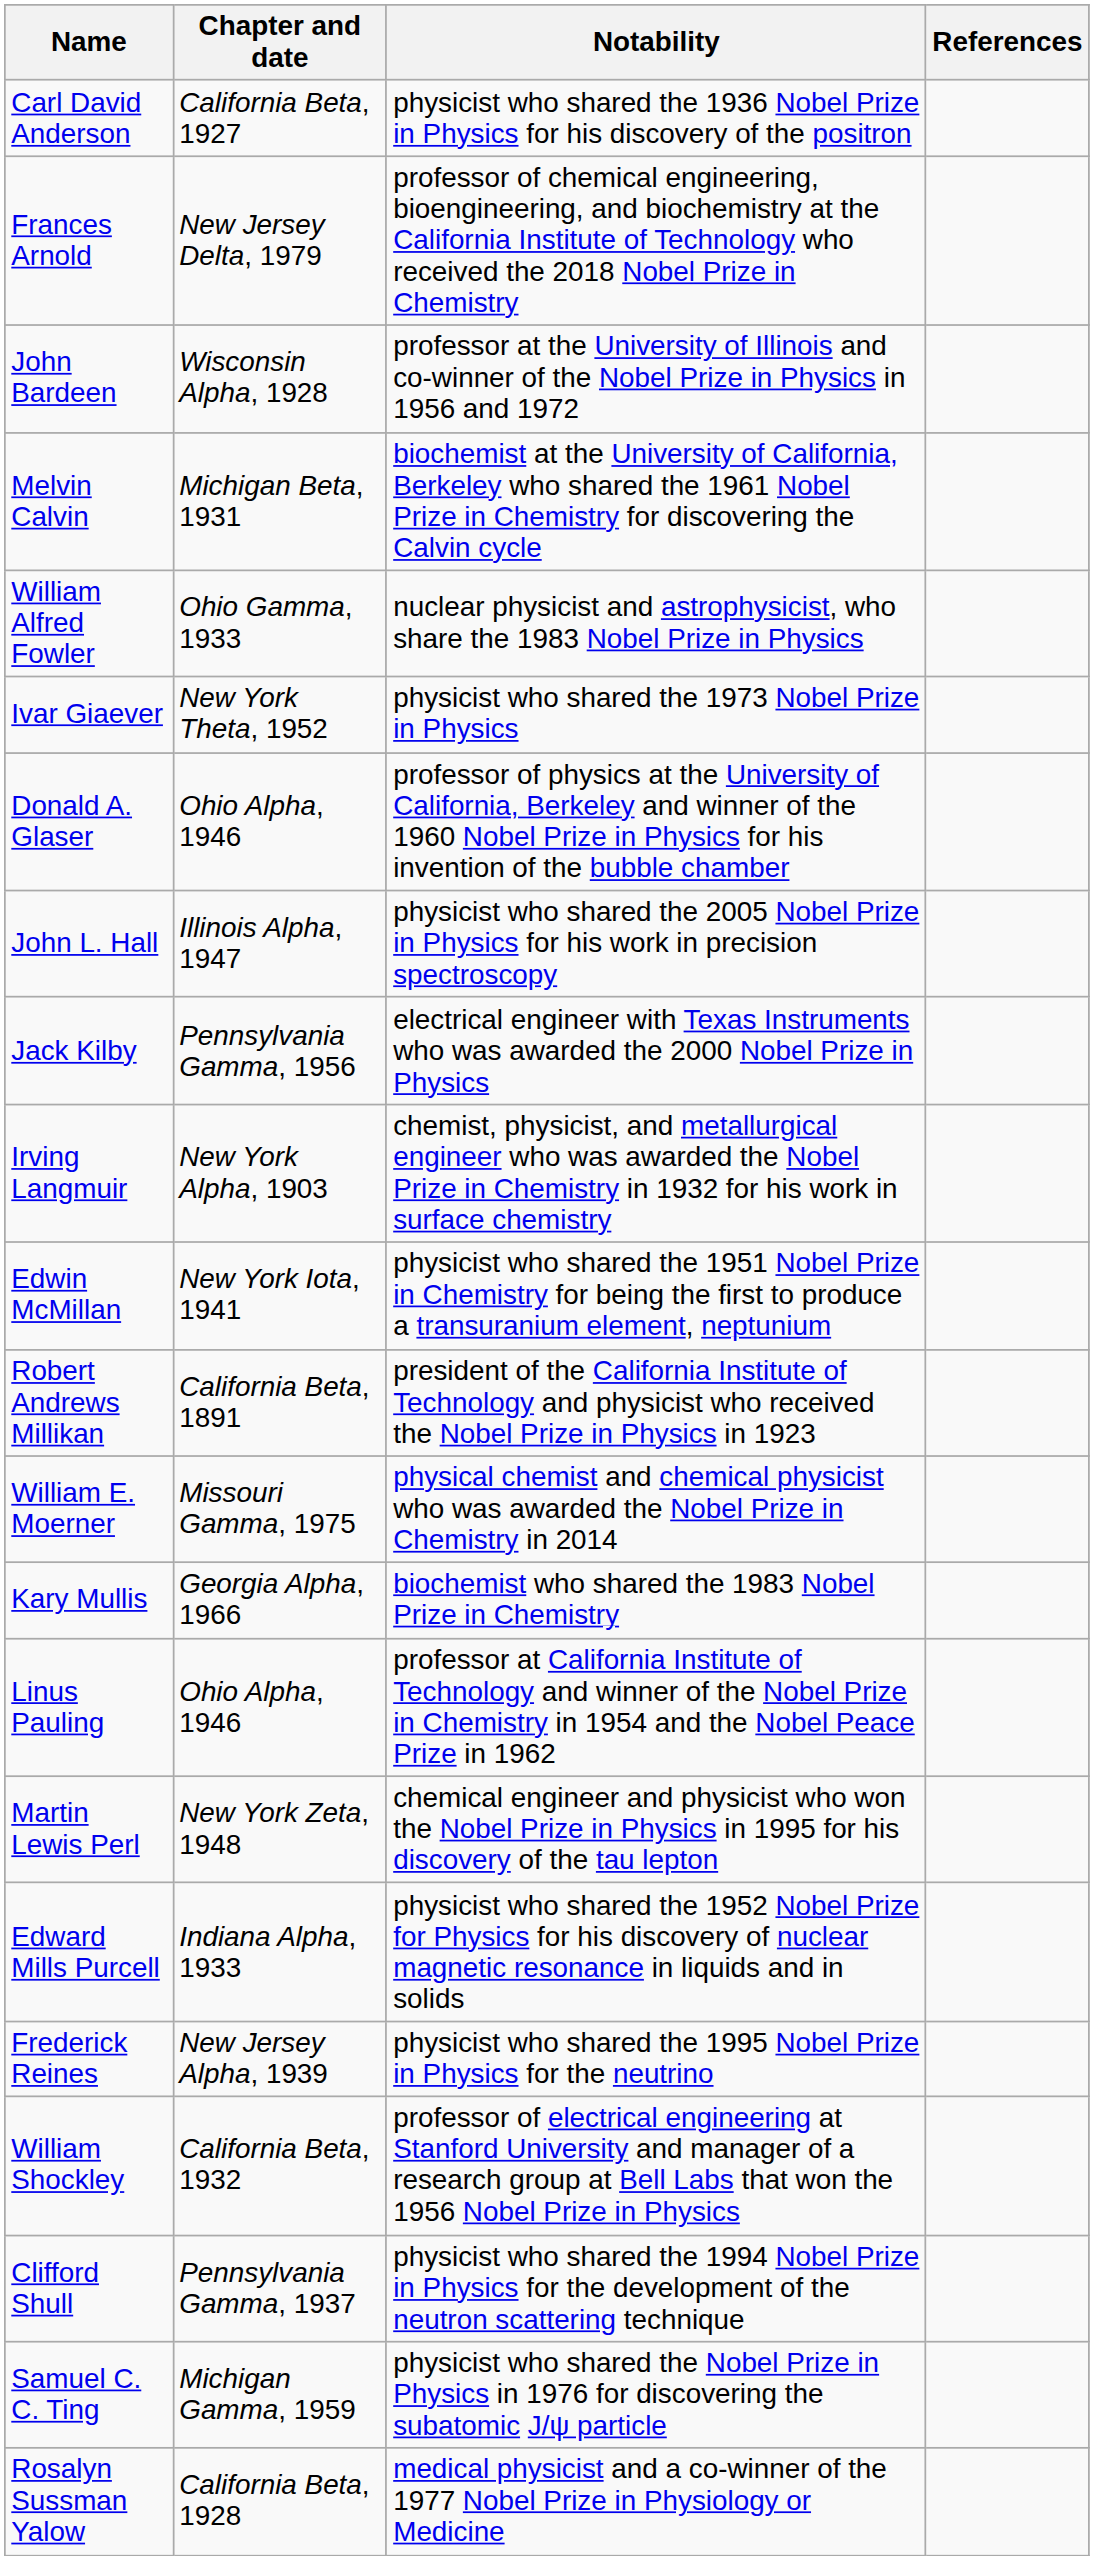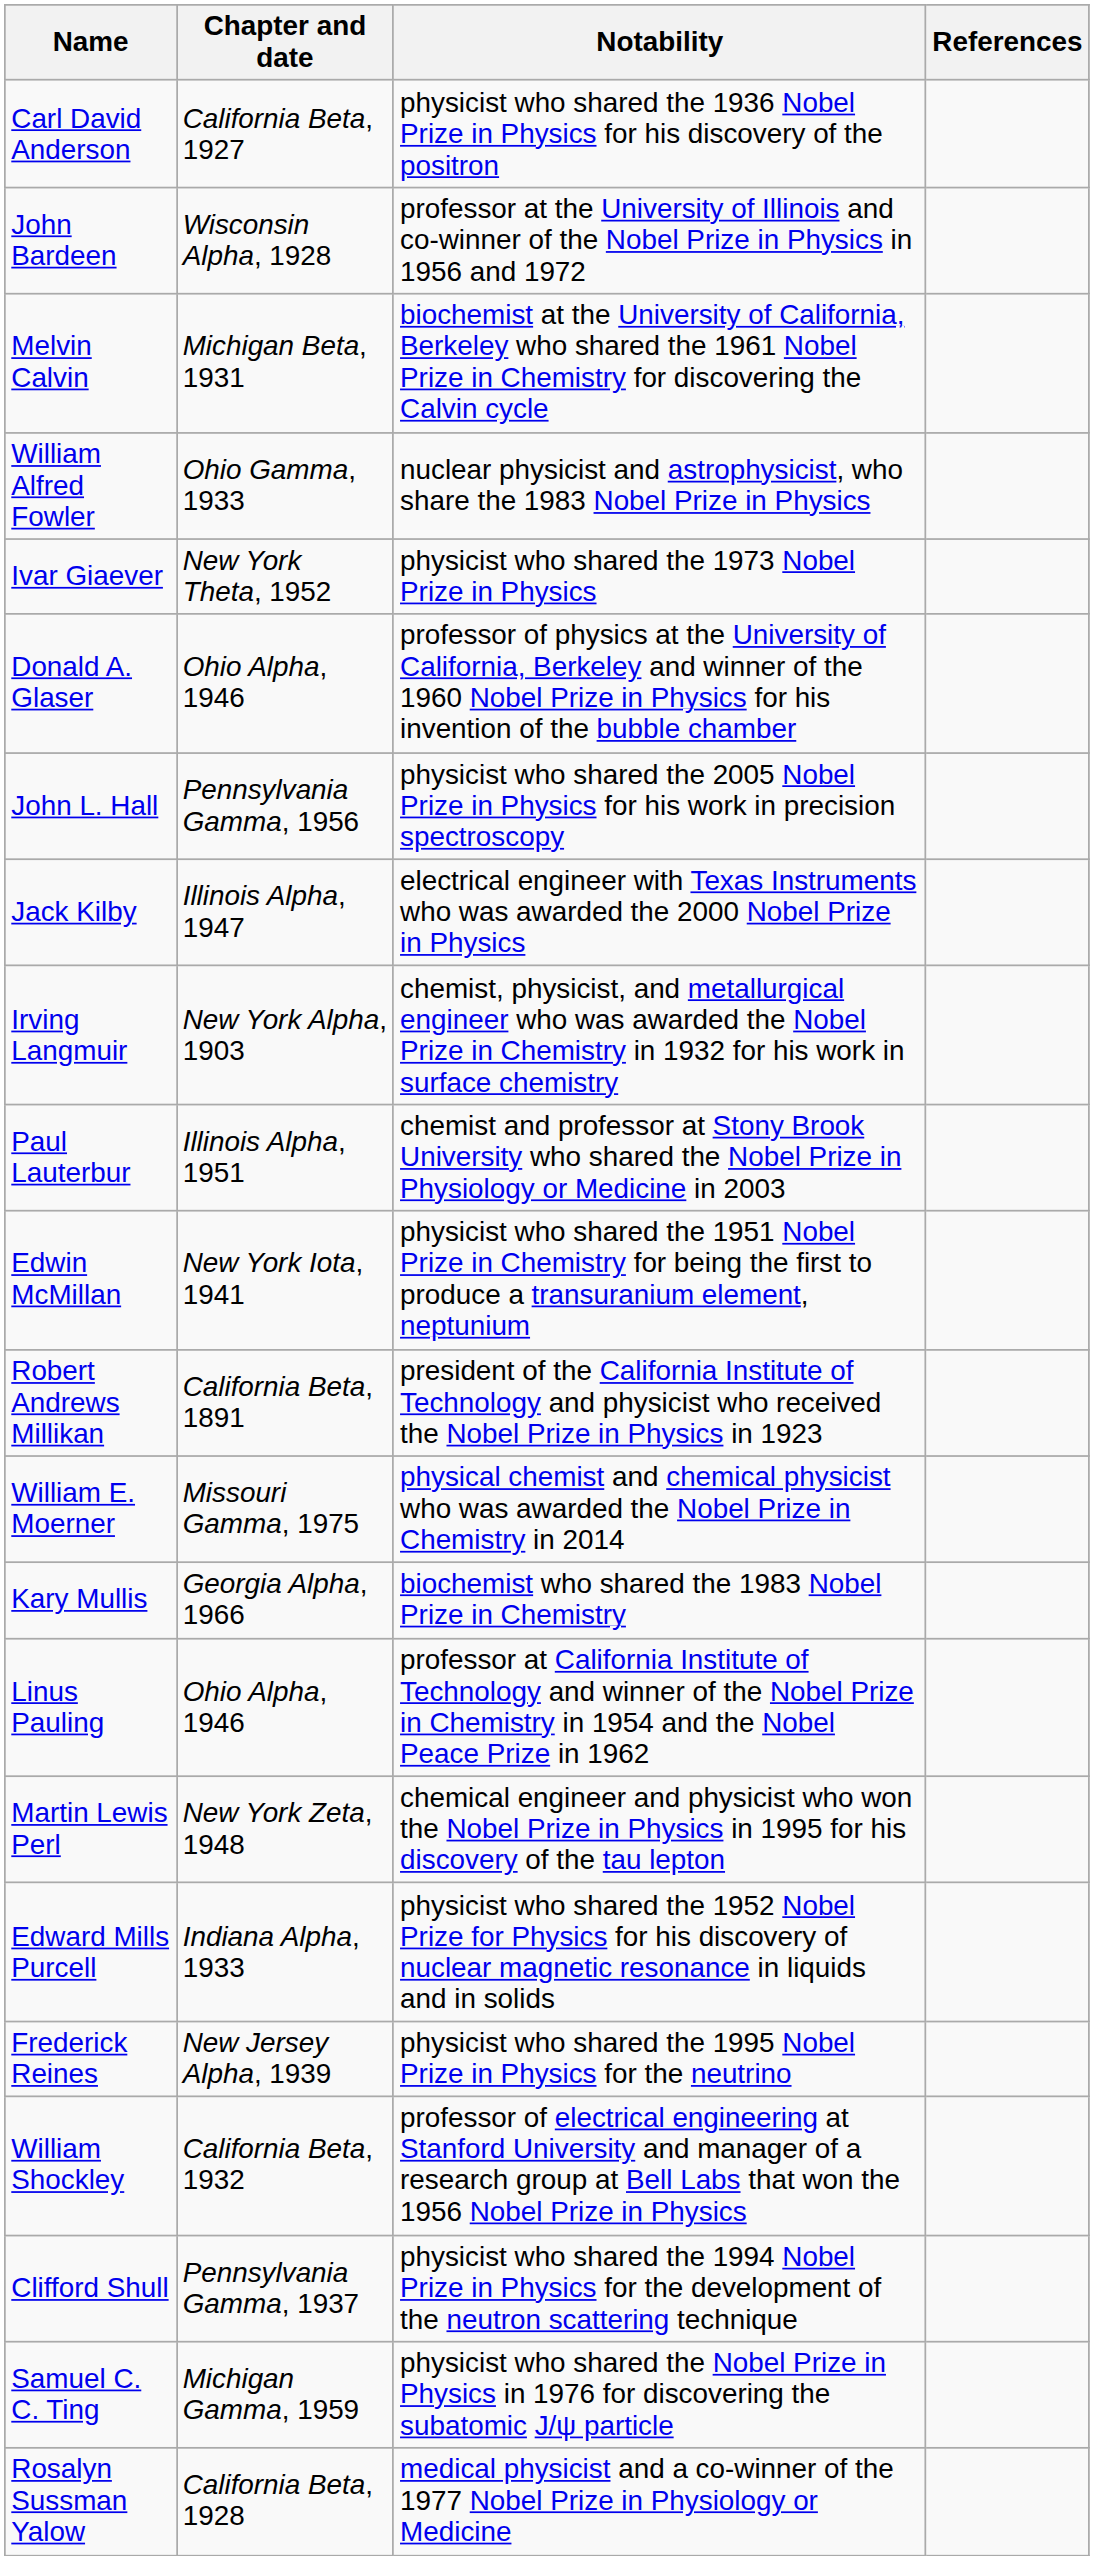- row: (62, 240)
(261, 943) Illinois Alpha, 1947 -> (271, 805) Pennsylvania Gamma, 1956
(267, 1050) Pennsylvania Gamma, 1956 -> (264, 912) Illinois Alpha, 1947
+ row: (71, 1157)
